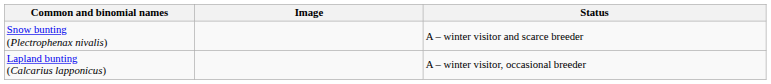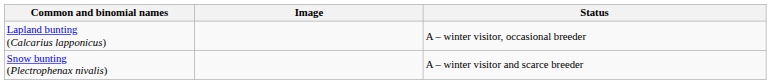rows swapped: (56, 65) <-> (57, 36)
